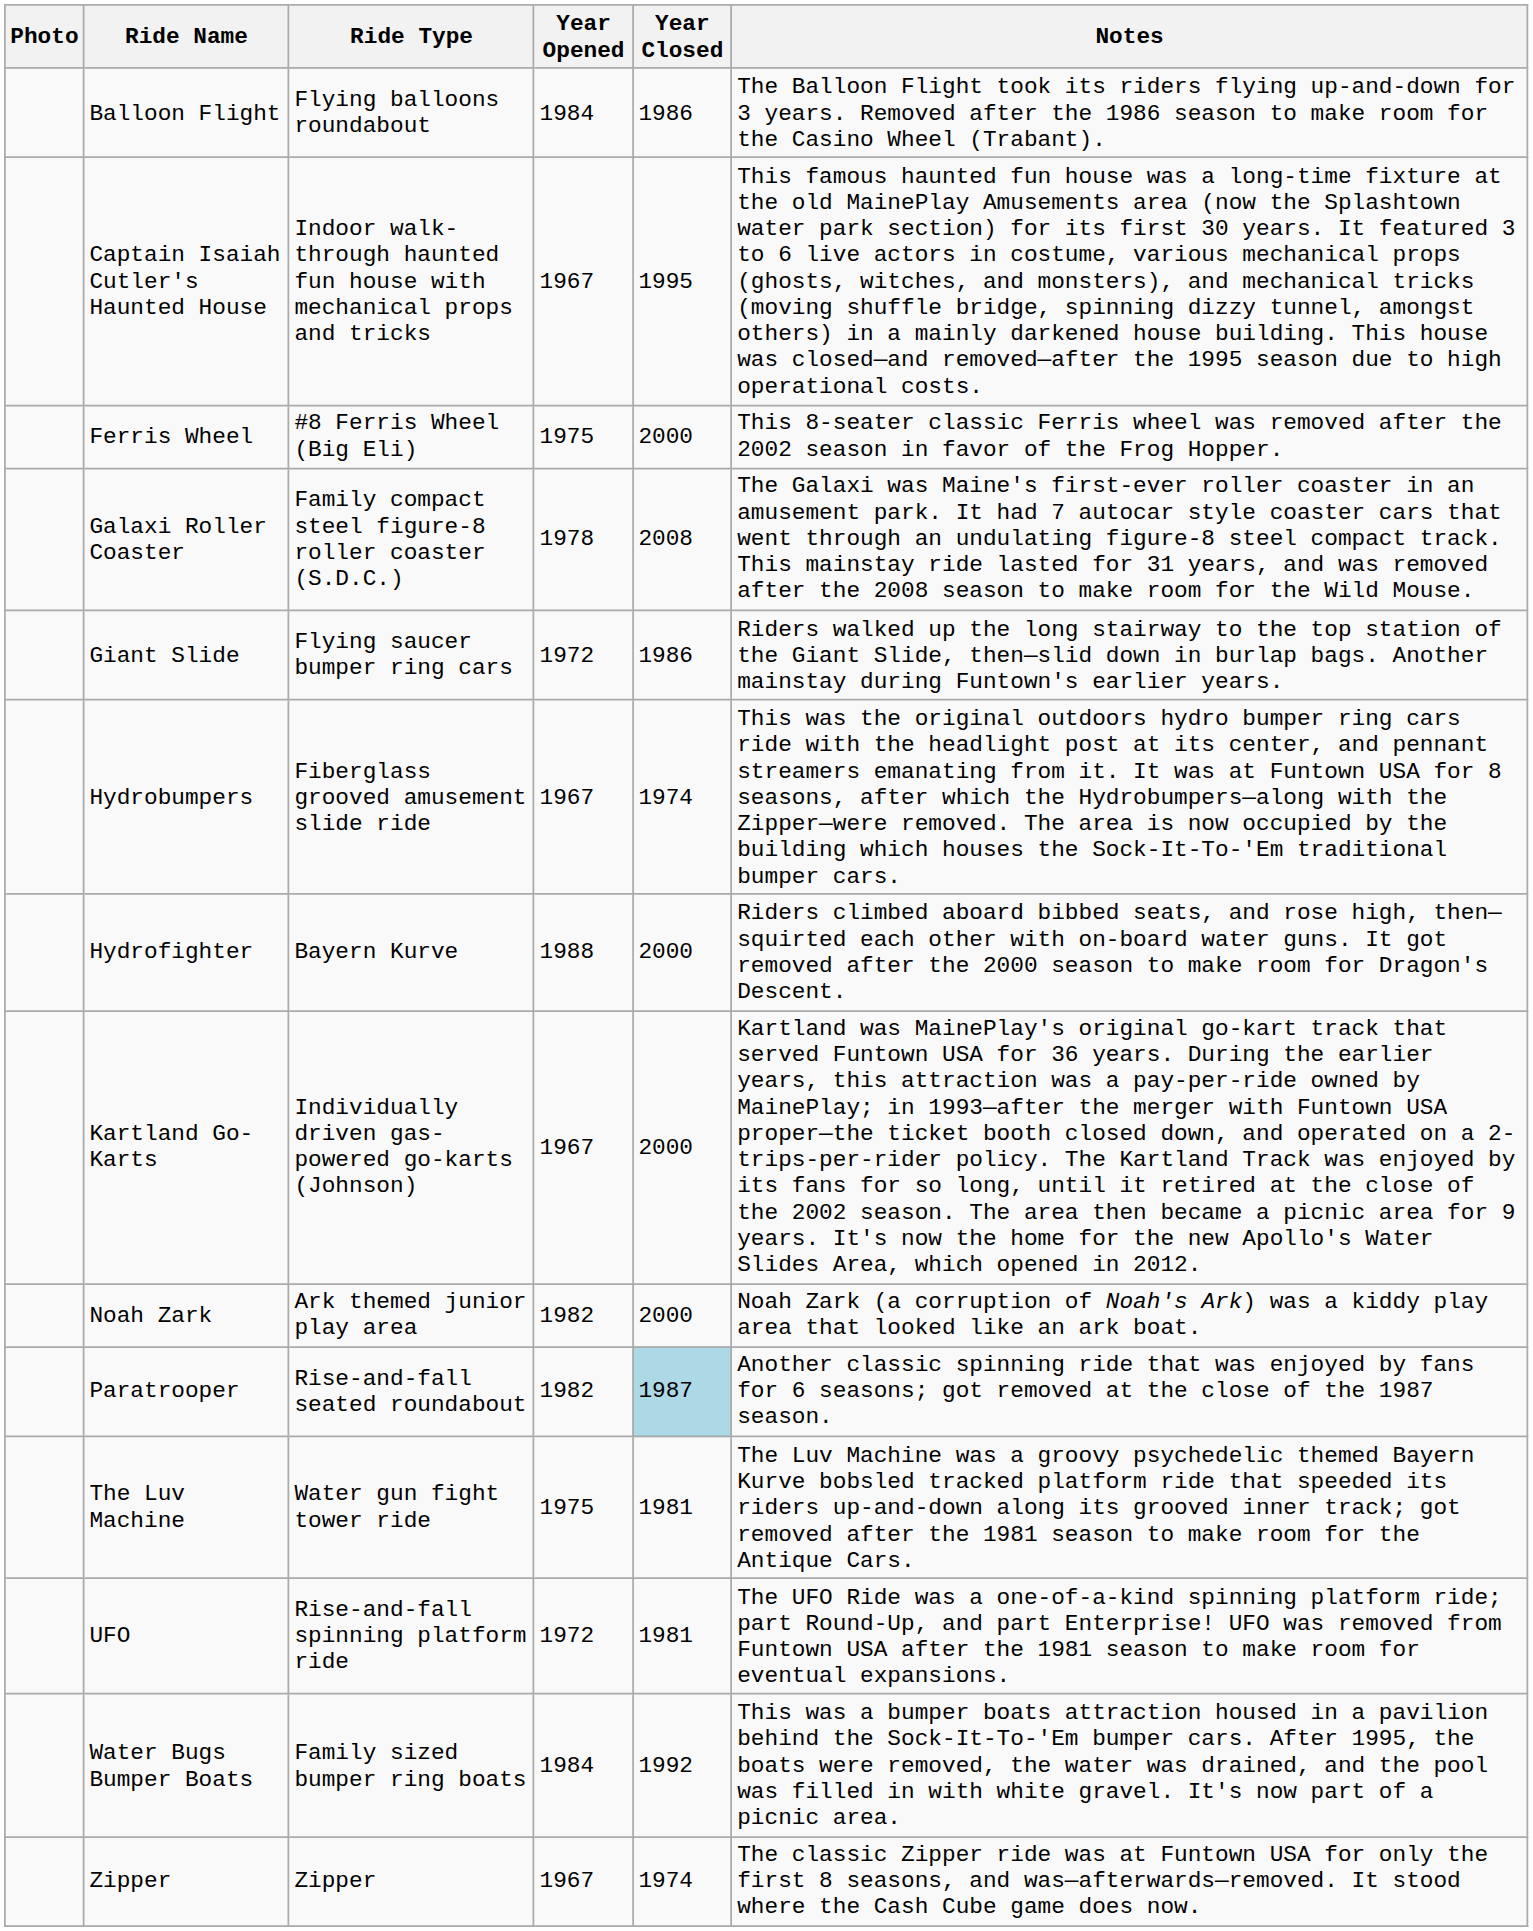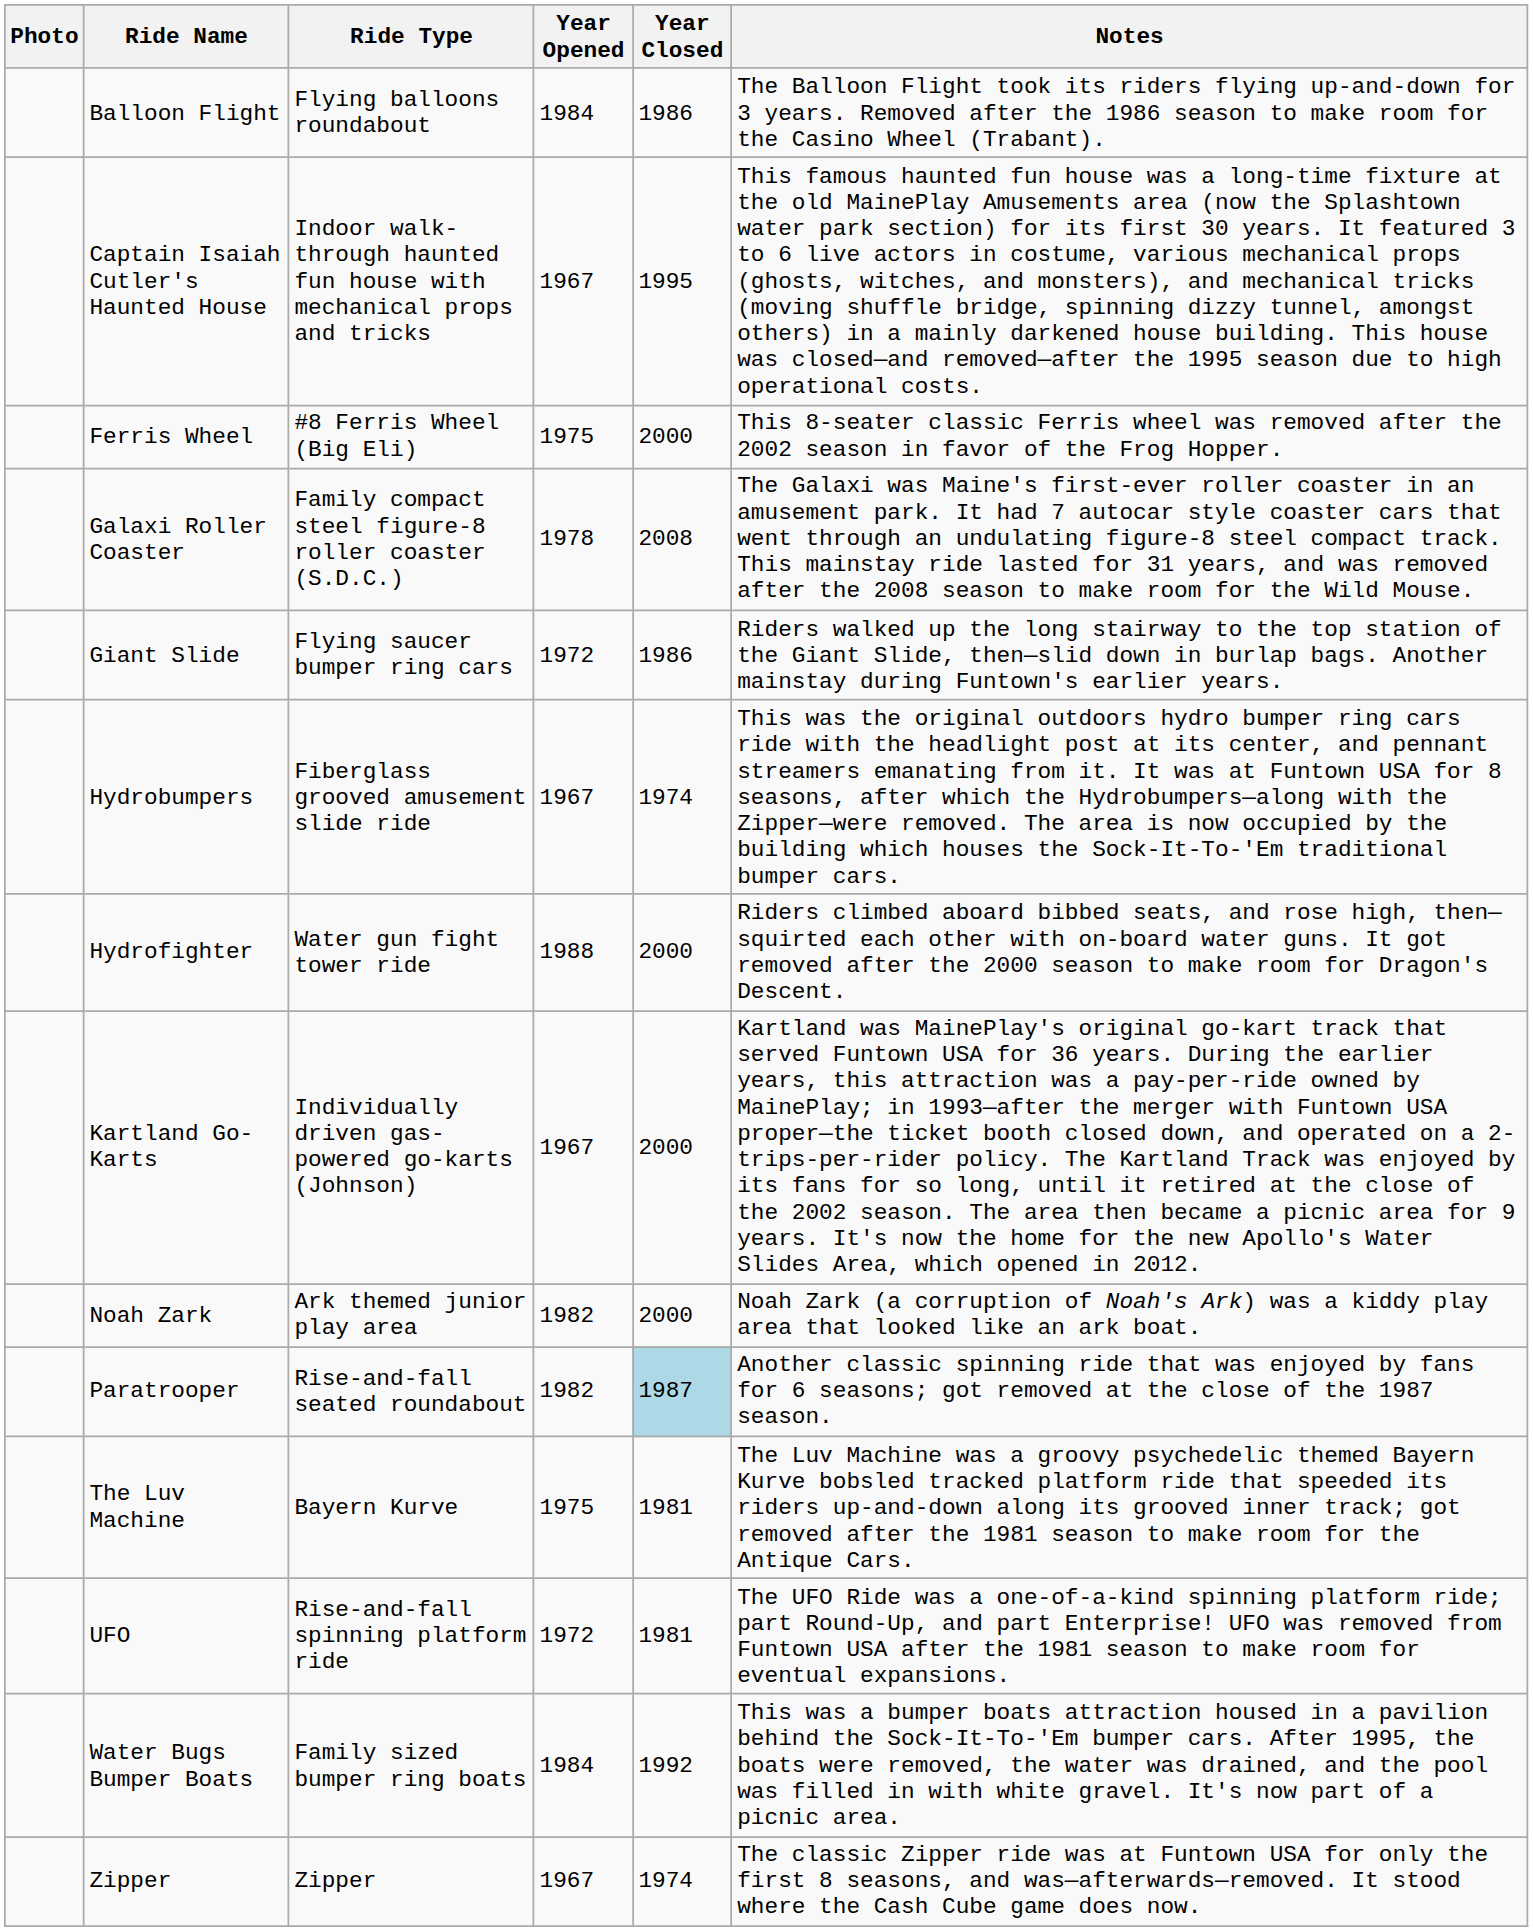(376, 952) Bayern Kurve -> (397, 952) Water gun fight tower ride
(397, 1508) Water gun fight tower ride -> (376, 1508) Bayern Kurve
